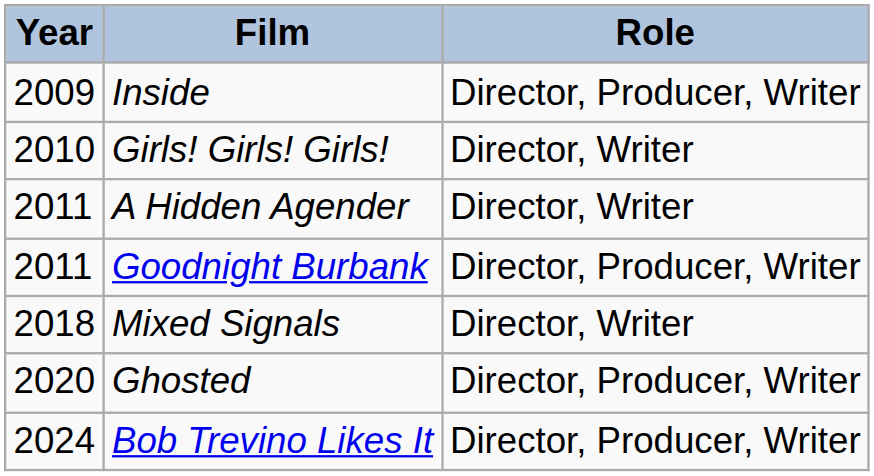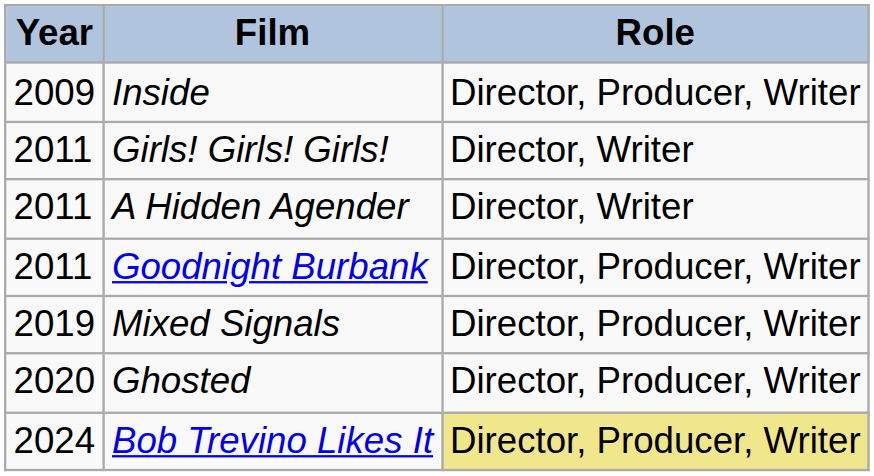(54, 149) 2010 -> (53, 149) 2011
(54, 324) 2018 -> (54, 324) 2019
(572, 324) Director, Writer -> (655, 324) Director, Producer, Writer
(655, 440) no background -> (655, 440) khaki background
